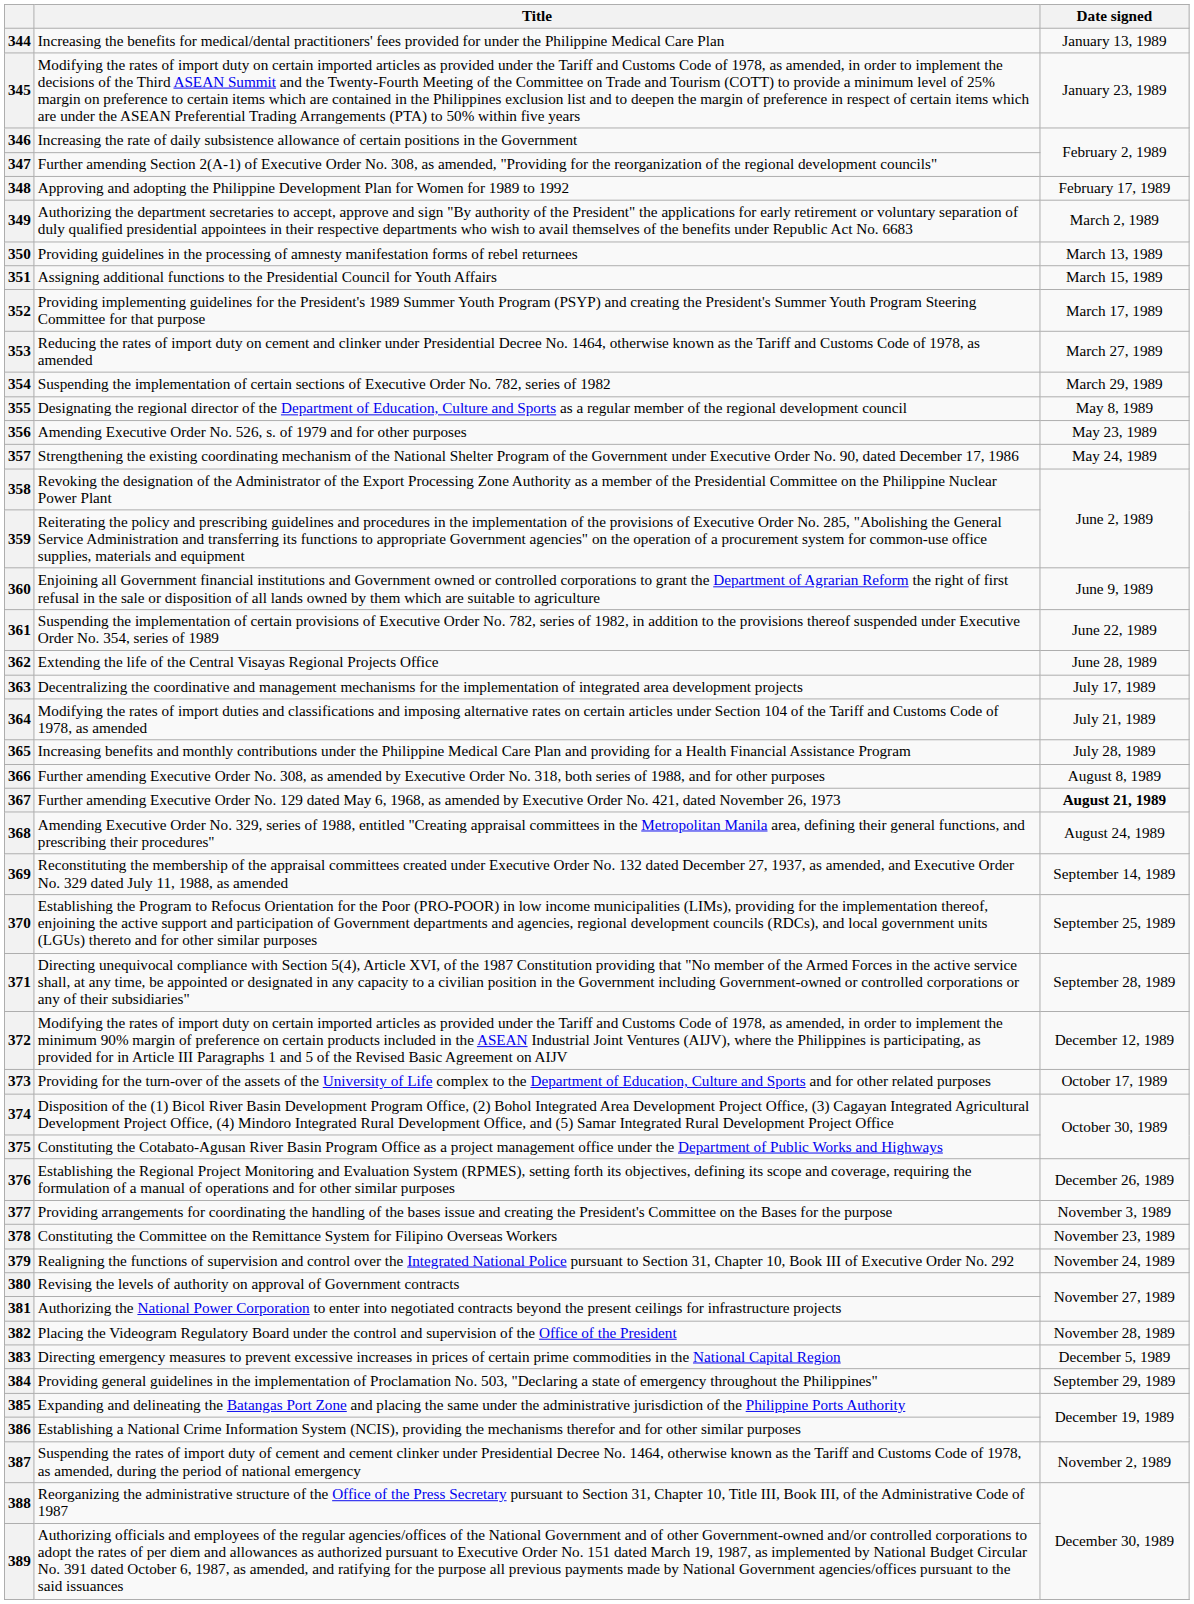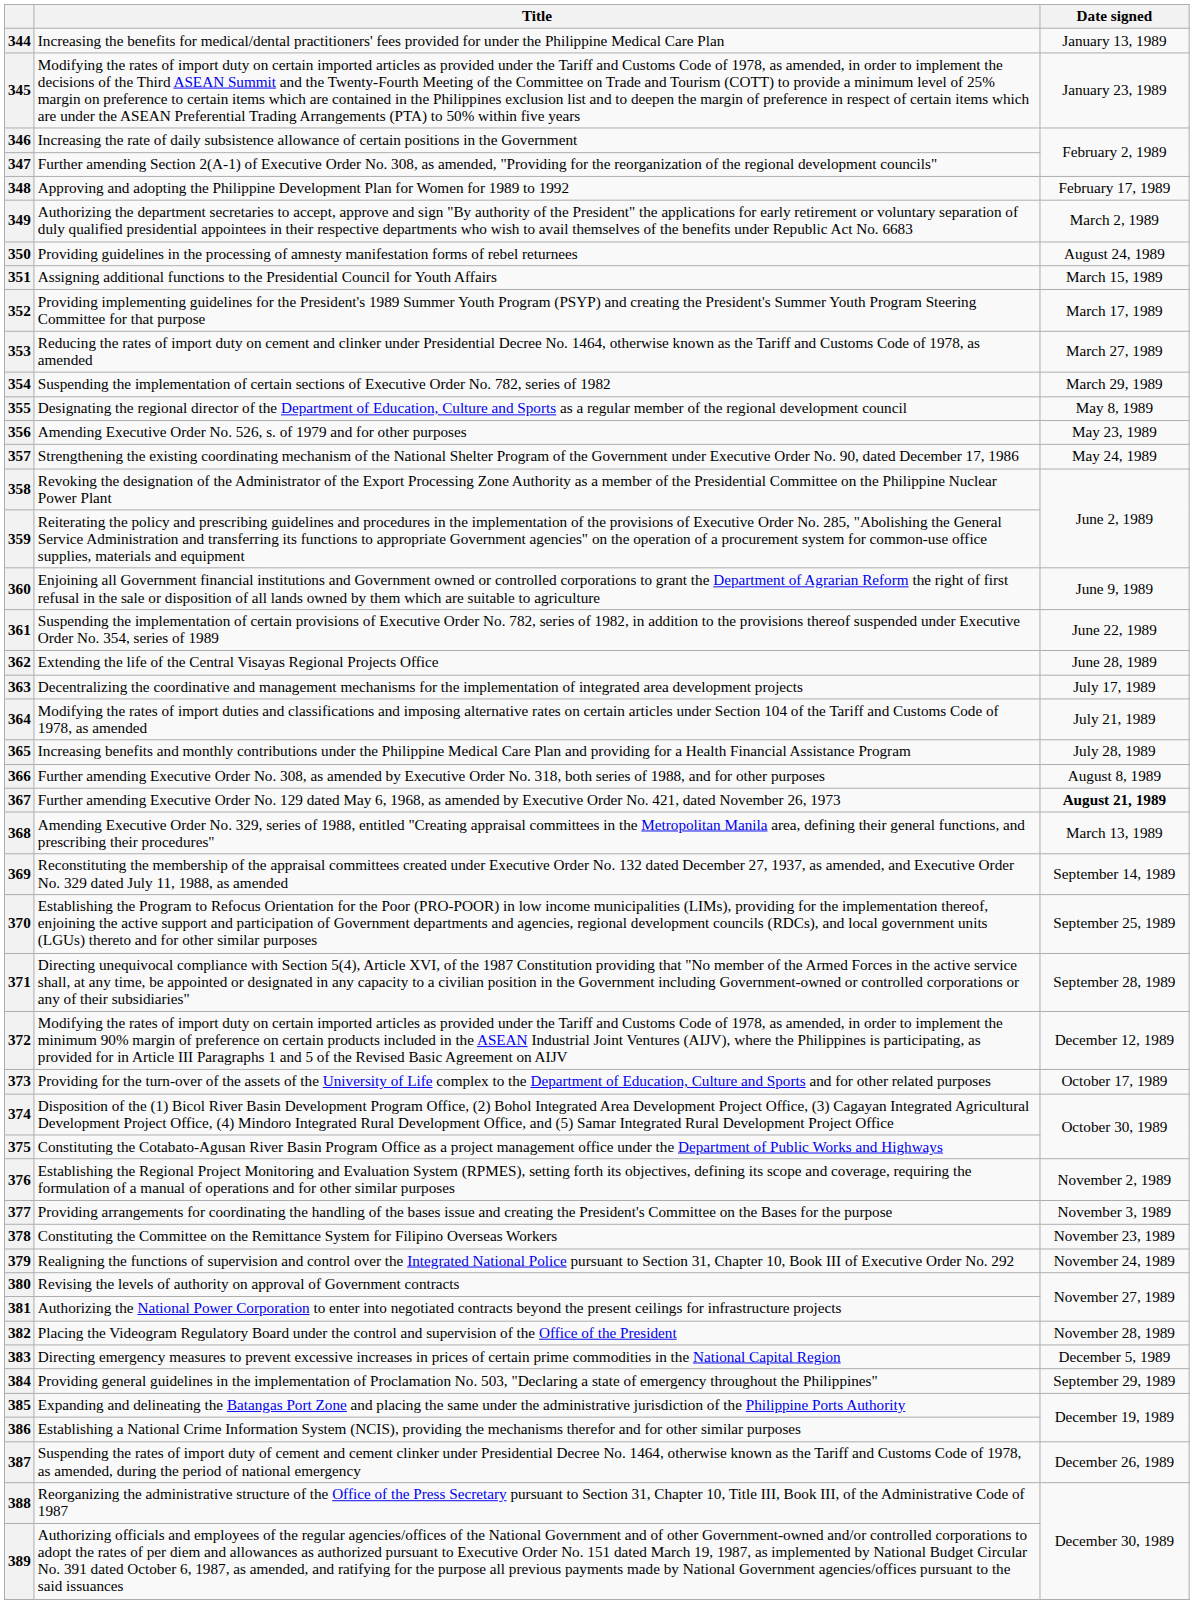(1114, 253) March 13, 1989 -> (1114, 253) August 24, 1989
(1114, 832) August 24, 1989 -> (1114, 832) March 13, 1989
(1114, 1179) December 26, 1989 -> (1114, 1179) November 2, 1989
(1114, 1461) November 2, 1989 -> (1114, 1461) December 26, 1989
